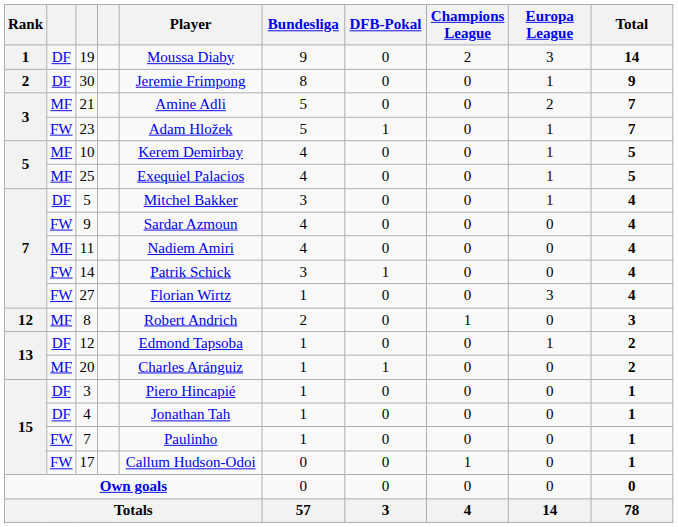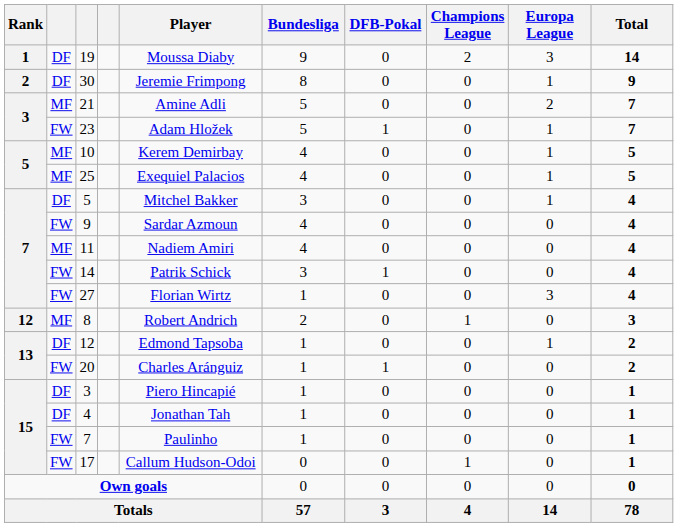(61, 367) MF -> (61, 367) FW
